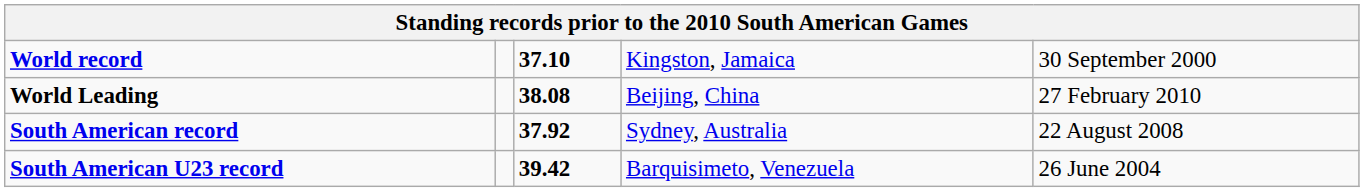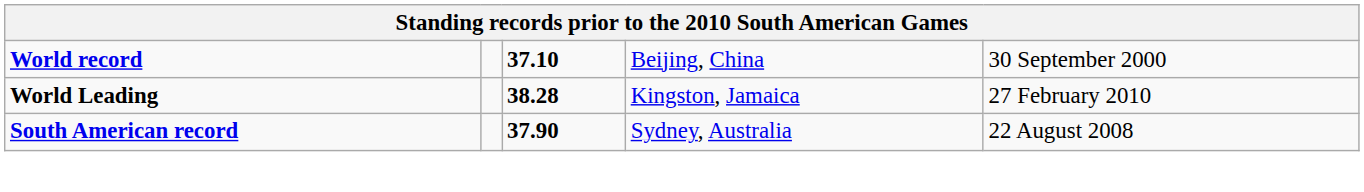(710, 58) Kingston, Jamaica -> (697, 58) Beijing, China
(545, 95) 38.08 -> (533, 95) 38.28
(693, 95) Beijing, China -> (715, 95) Kingston, Jamaica
(545, 131) 37.92 -> (533, 131) 37.90
- row: (147, 167)
